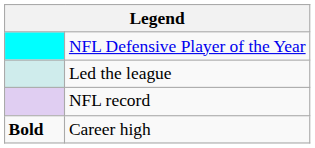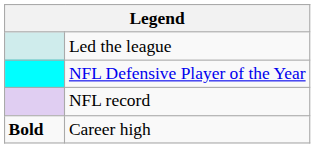rows swapped: (187, 45) <-> (120, 73)
